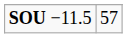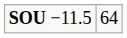(109, 18) 57 -> (109, 18) 64
